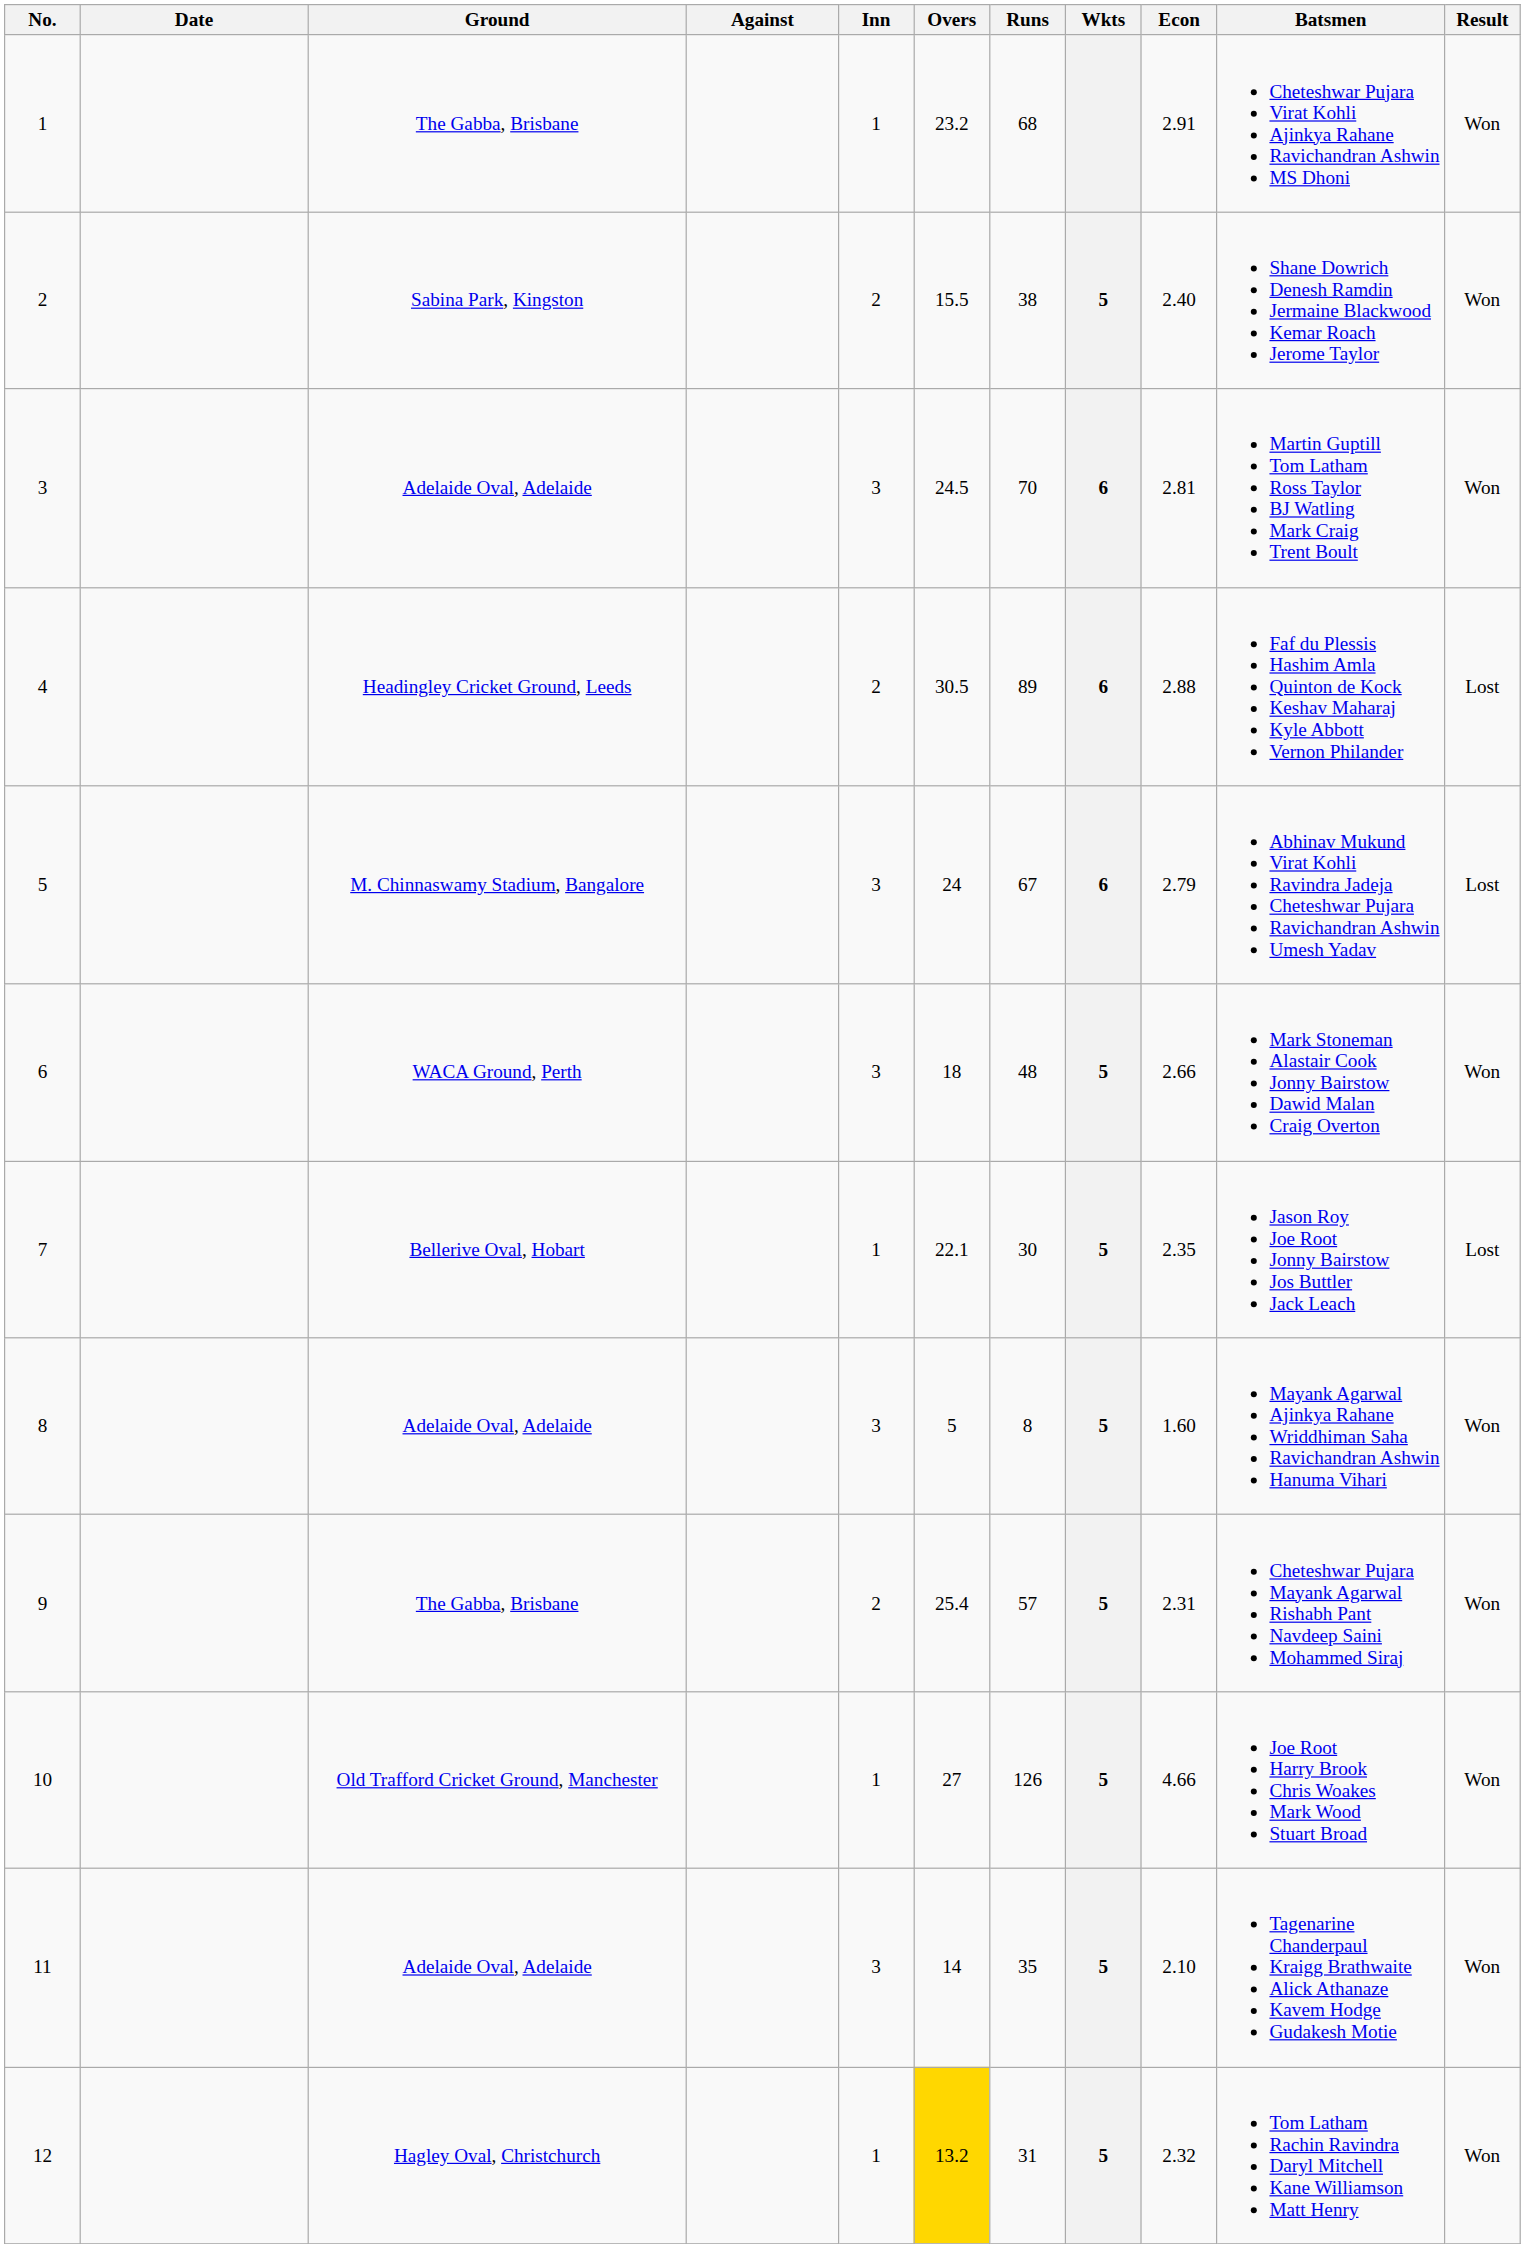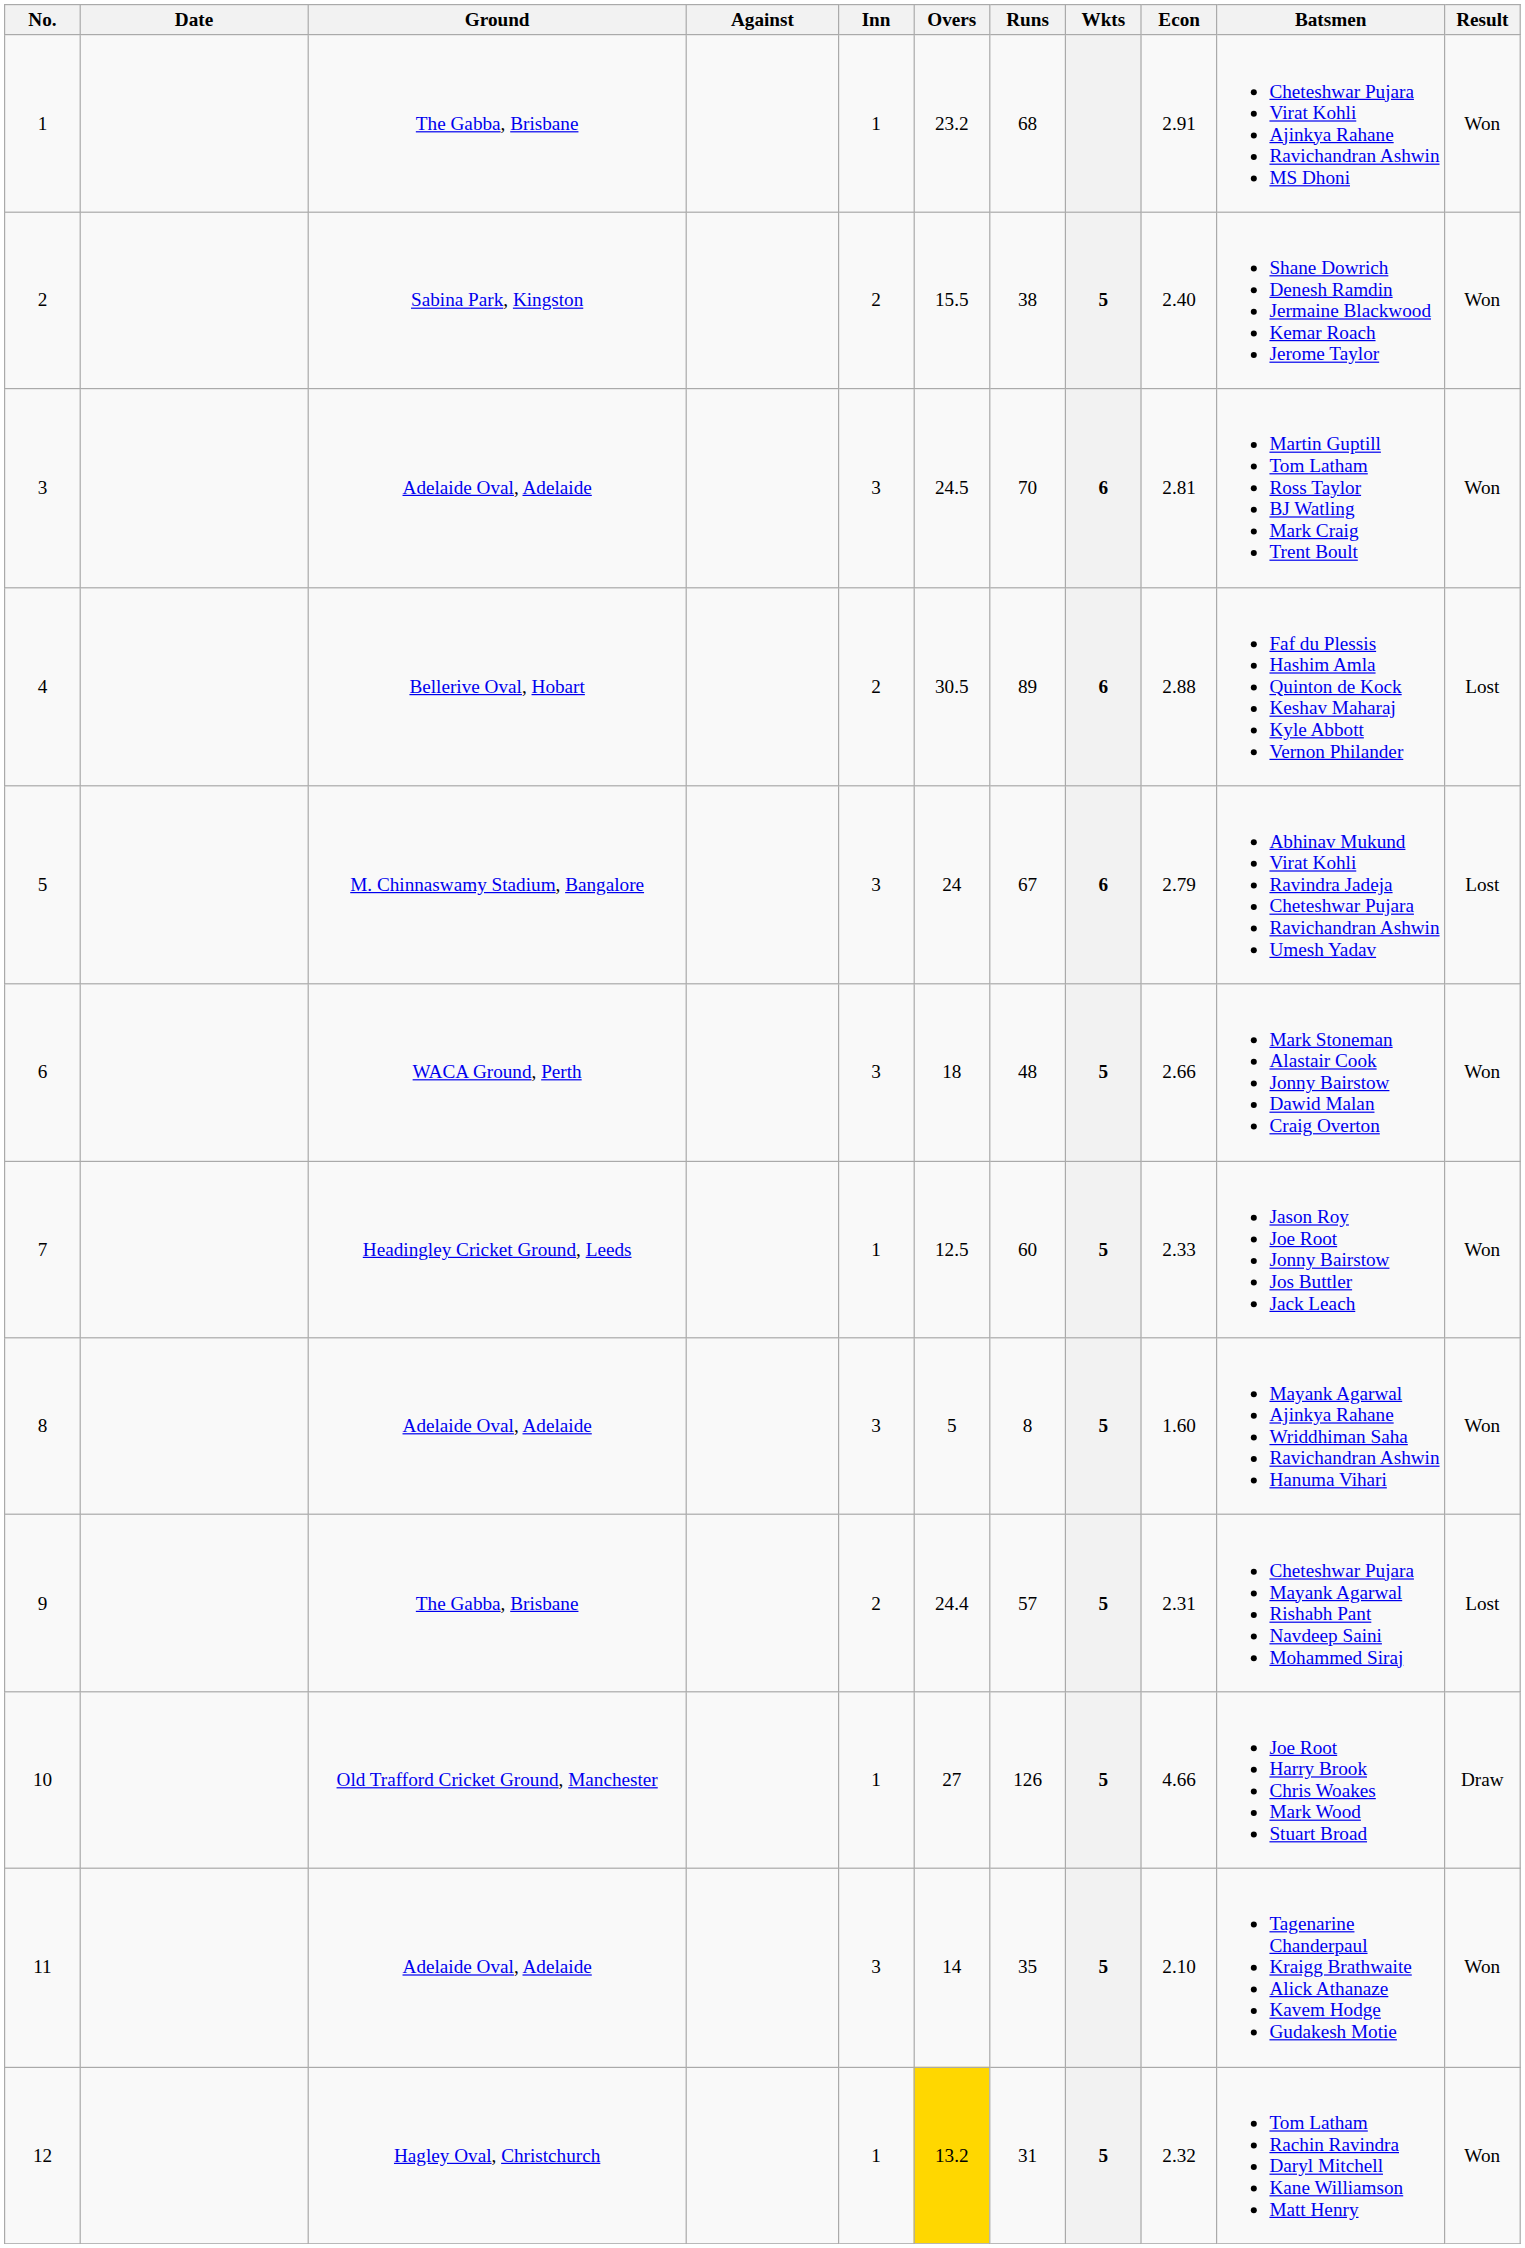(497, 686) Headingley Cricket Ground, Leeds -> (497, 686) Bellerive Oval, Hobart
(497, 1249) Bellerive Oval, Hobart -> (497, 1249) Headingley Cricket Ground, Leeds
(952, 1249) 22.1 -> (952, 1249) 12.5
(1028, 1249) 30 -> (1028, 1249) 60
(1179, 1249) 2.35 -> (1179, 1249) 2.33
(1482, 1249) Lost -> (1482, 1249) Won
(952, 1602) 25.4 -> (952, 1602) 24.4
(1482, 1602) Won -> (1482, 1602) Lost
(1482, 1779) Won -> (1482, 1779) Draw
